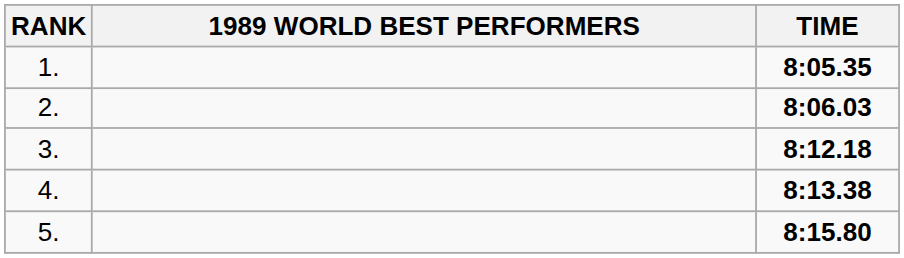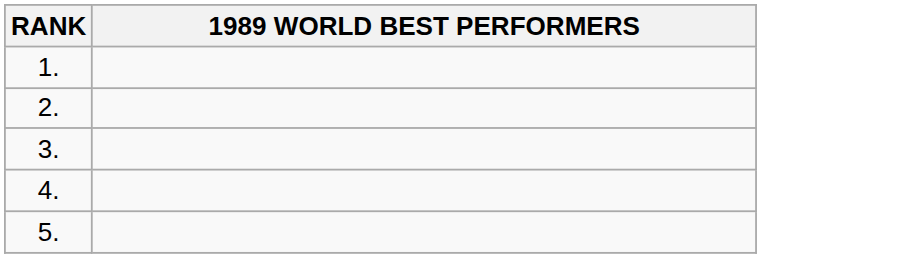- column: (827, 26)
